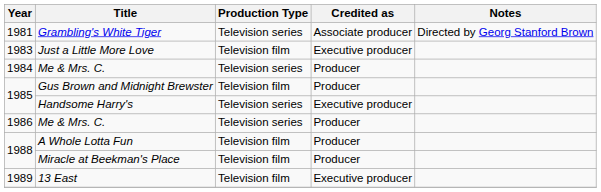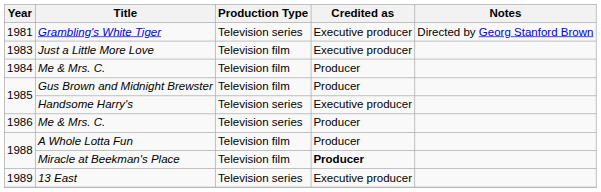(363, 31) Associate producer -> (363, 31) Executive producer
(260, 68) Television series -> (254, 68) Television film
(337, 159) normal -> (339, 159) bold
(254, 178) Television film -> (260, 178) Television series
